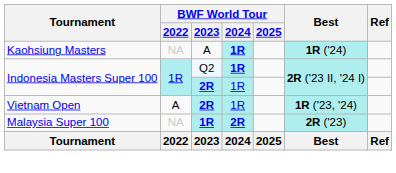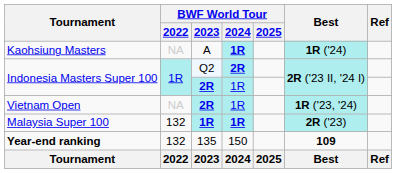(238, 68) 1R -> (238, 68) 2R
(176, 105) A -> (176, 105) NA
(176, 123) NA -> (176, 123) 132
(238, 123) 2R -> (238, 123) 1R
+ row: (54, 141)
